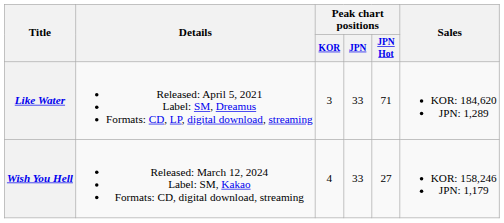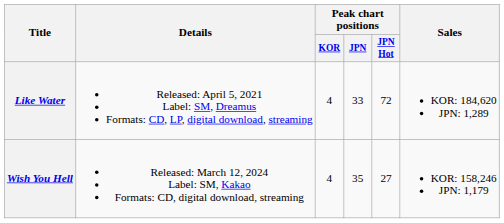(329, 100) 3 -> (329, 100) 4
(386, 100) 71 -> (386, 100) 72
(358, 178) 33 -> (358, 178) 35
